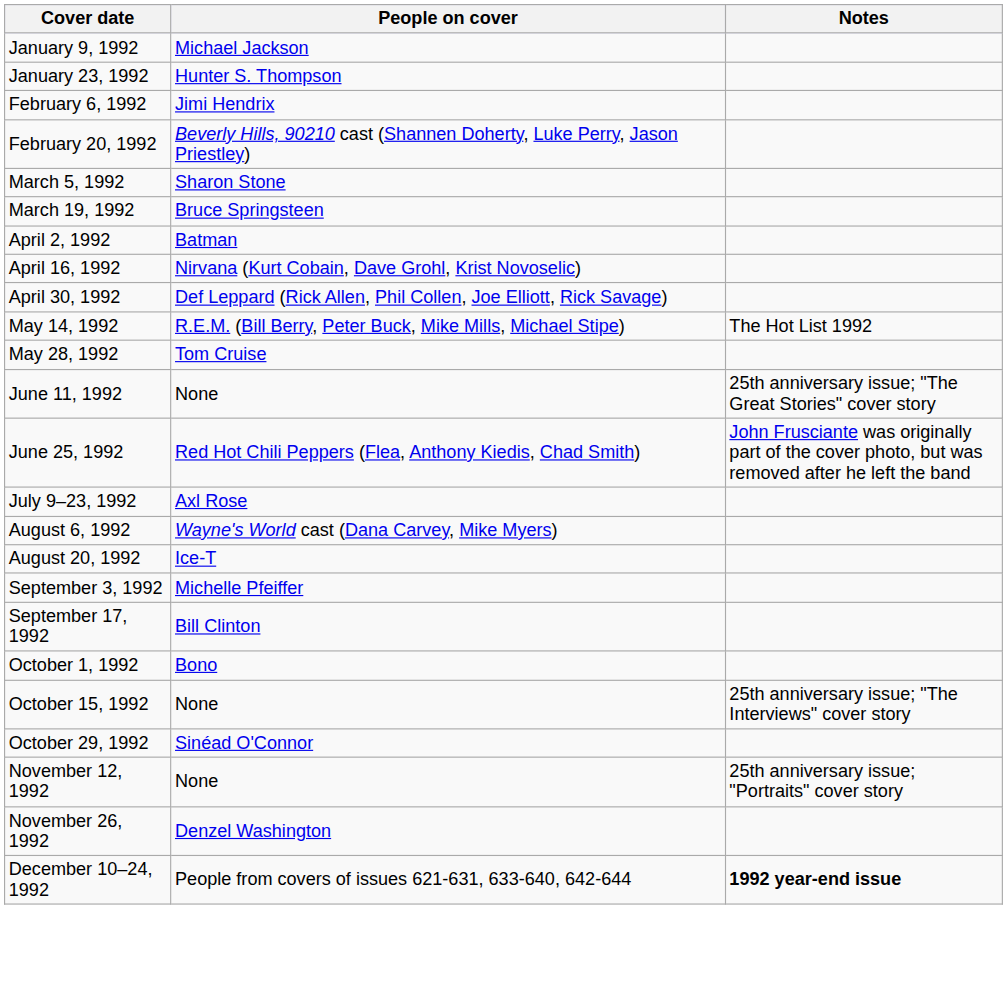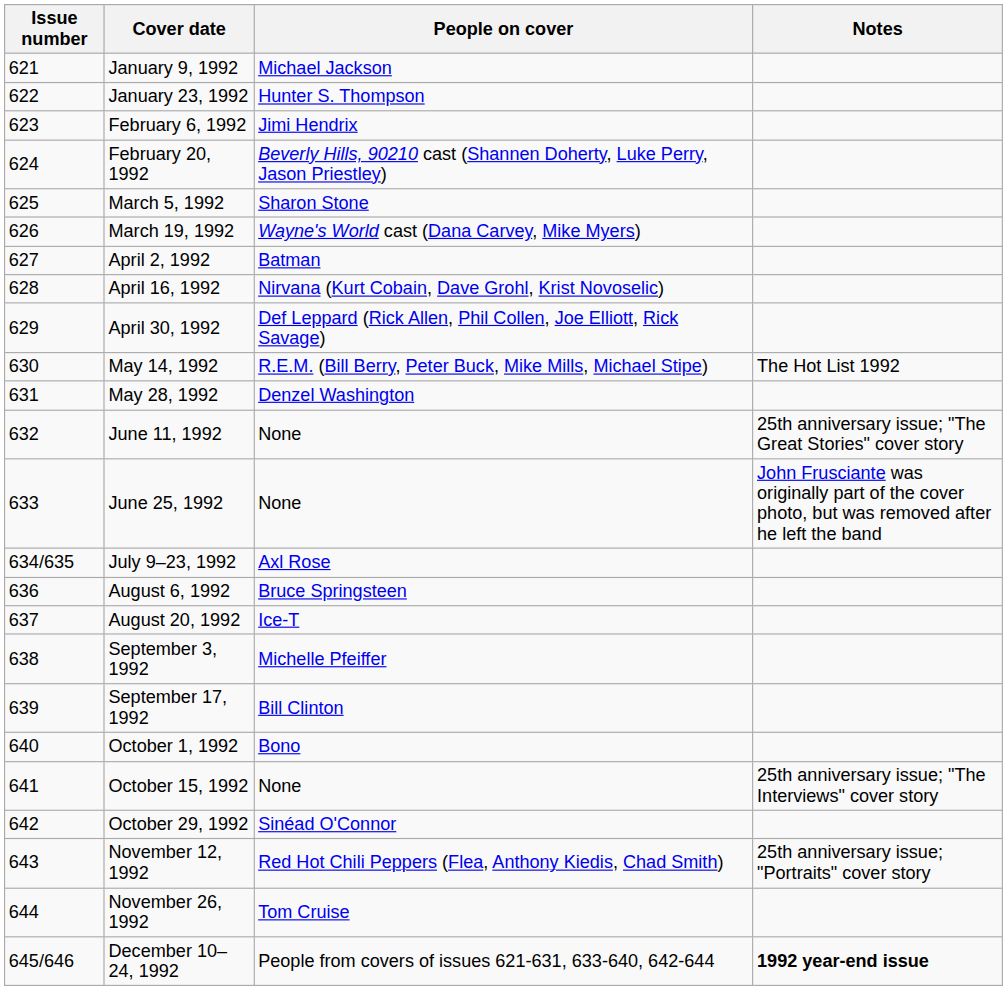+ column: (54, 29)
(249, 211) Bruce Springsteen -> (449, 231) Wayne's World cast (Dana Carvey, Mike Myers)
(221, 354) Tom Cruise -> (336, 395) Denzel Washington
(408, 452) Red Hot Chili Peppers (Flea, Anthony Kiedis, Chad Smith) -> (280, 503) None
(366, 530) Wayne's World cast (Dana Carvey, Mike Myers) -> (333, 591) Bruce Springsteen
(197, 781) None -> (491, 863) Red Hot Chili Peppers (Flea, Anthony Kiedis, Chad Smith)
(253, 830) Denzel Washington -> (304, 912) Tom Cruise
